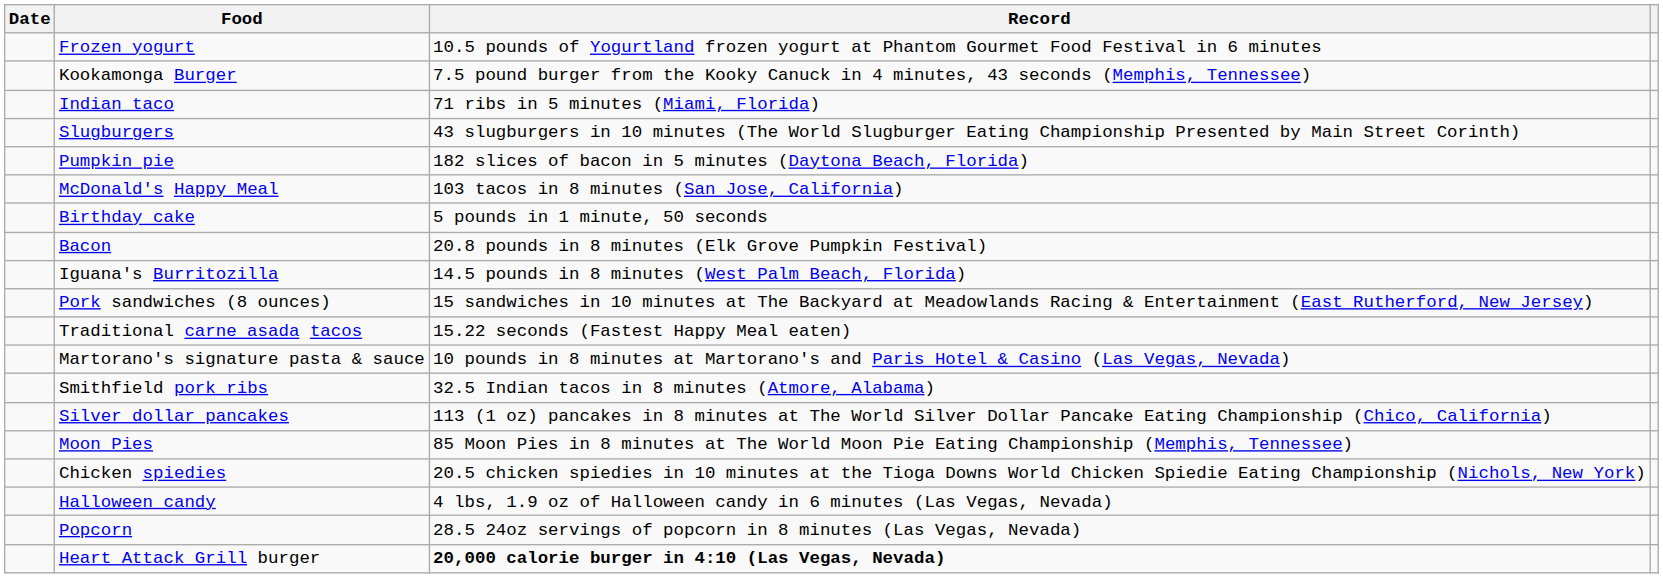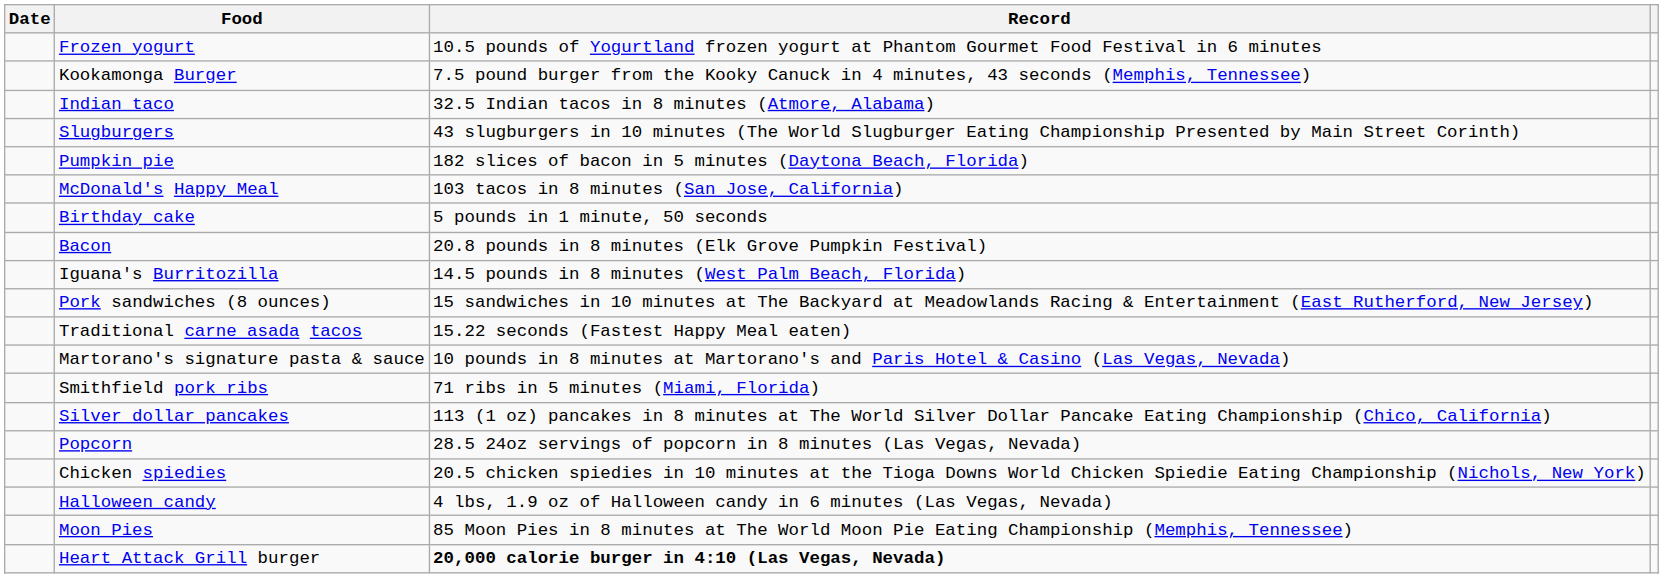(627, 104) 71 ribs in 5 minutes (Miami, Florida) -> (684, 104) 32.5 Indian tacos in 8 minutes (Atmore, Alabama)
(684, 388) 32.5 Indian tacos in 8 minutes (Atmore, Alabama) -> (627, 388) 71 ribs in 5 minutes (Miami, Florida)
rows swapped: (106, 445) <-> (96, 530)
